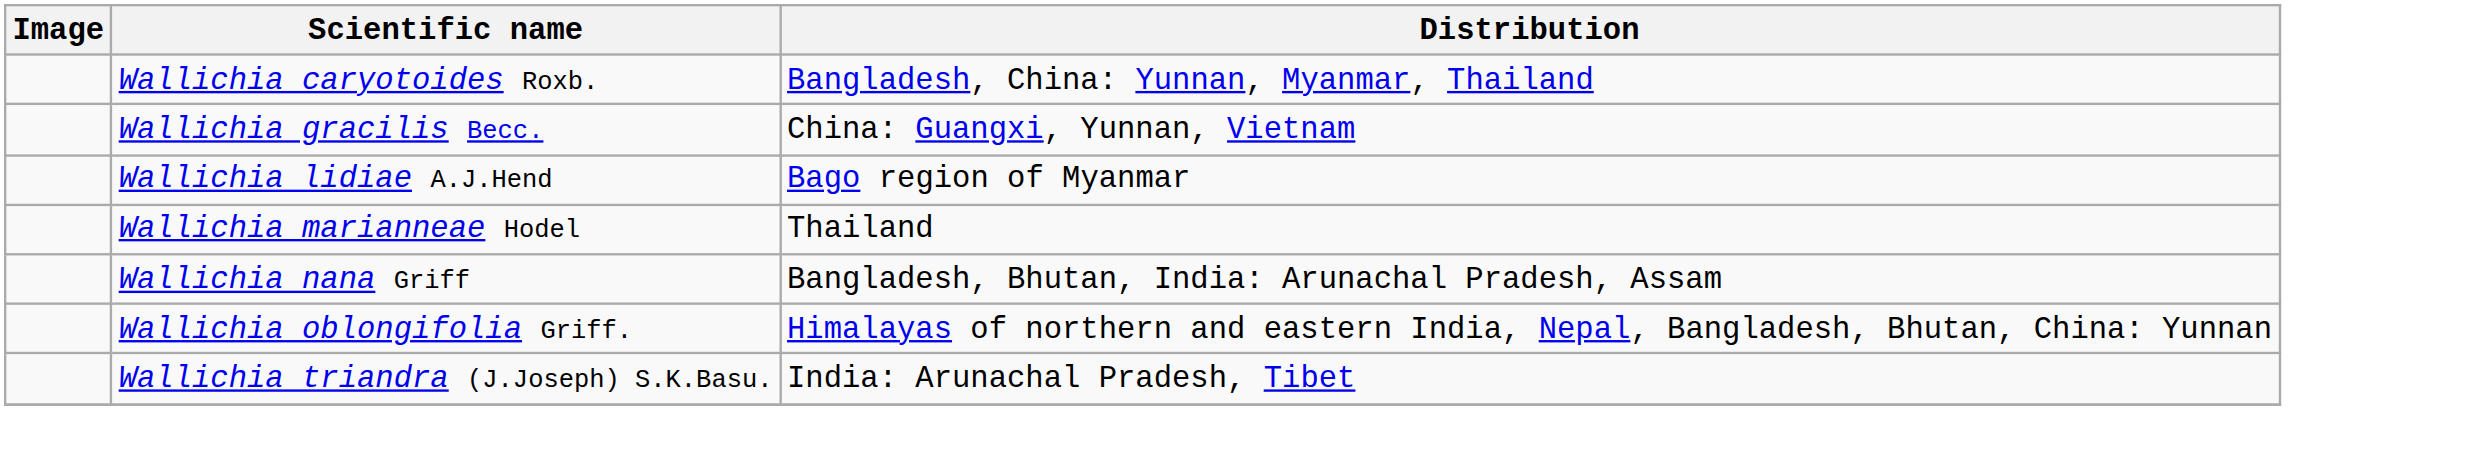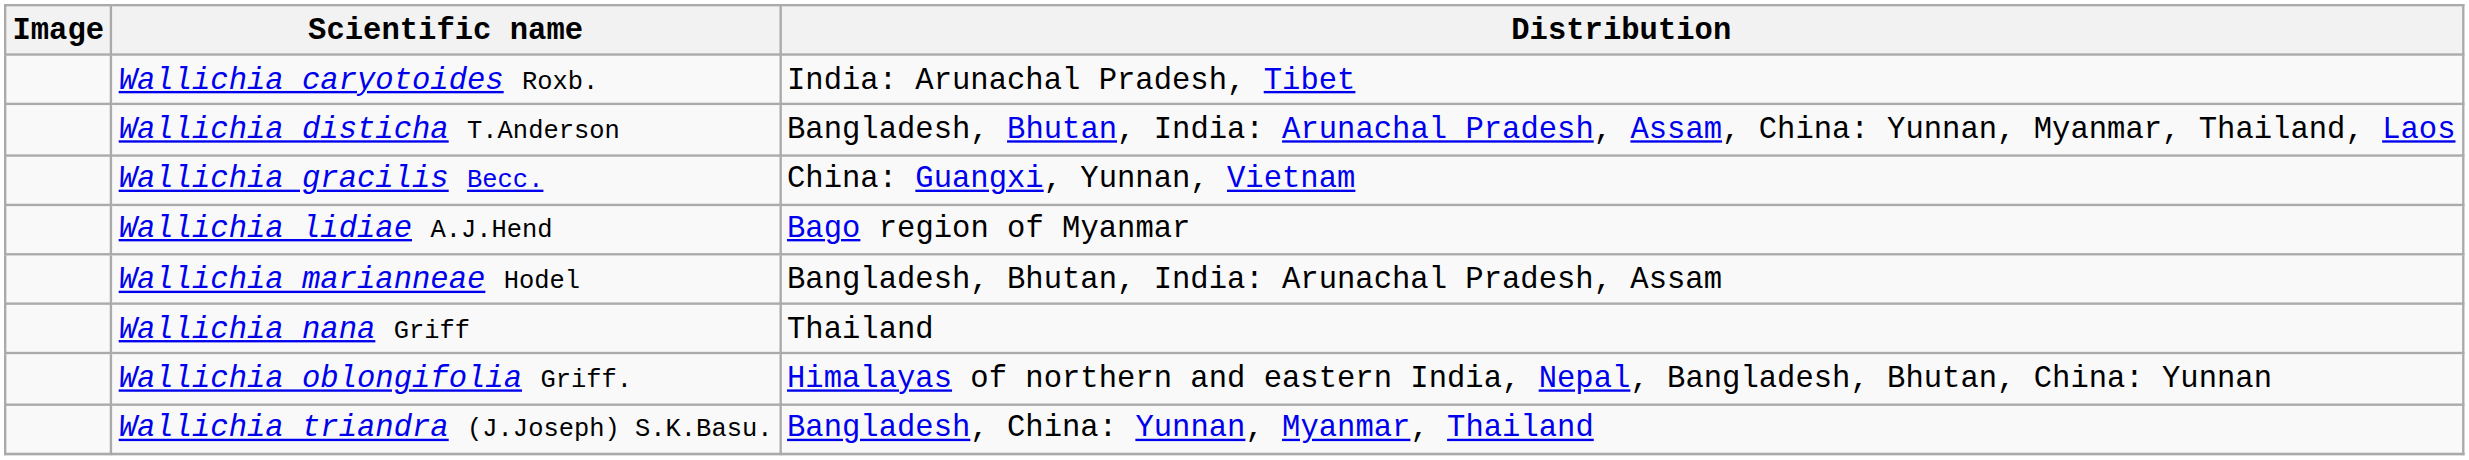(1190, 80) Bangladesh, China: Yunnan, Myanmar, Thailand -> (1071, 80) India: Arunachal Pradesh, Tibet
+ row: (369, 130)
(860, 229) Thailand -> (1255, 279) Bangladesh, Bhutan, India: Arunachal Pradesh, Assam
(1255, 279) Bangladesh, Bhutan, India: Arunachal Pradesh, Assam -> (860, 329) Thailand
(1071, 379) India: Arunachal Pradesh, Tibet -> (1190, 428) Bangladesh, China: Yunnan, Myanmar, Thailand
